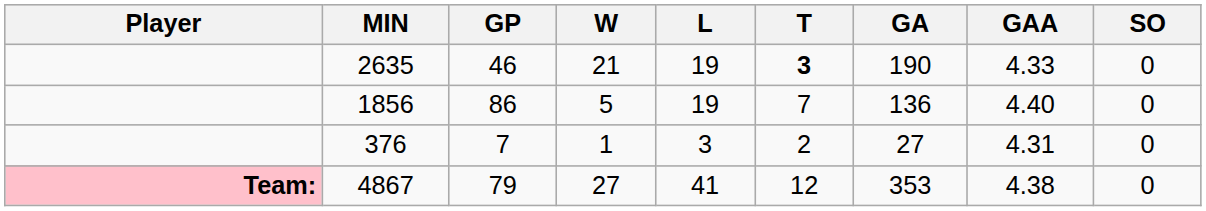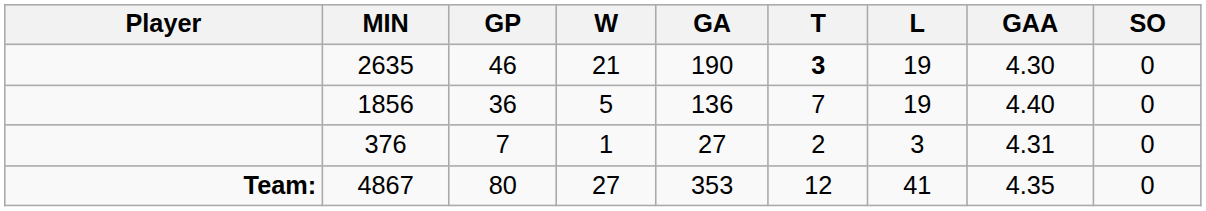columns swapped: (705, 24) <-> (910, 24)
(1030, 64) 4.33 -> (1030, 64) 4.30
(503, 104) 86 -> (503, 104) 36
(280, 184) pink background -> (280, 184) no background
(503, 184) 79 -> (503, 184) 80
(1030, 184) 4.38 -> (1030, 184) 4.35
